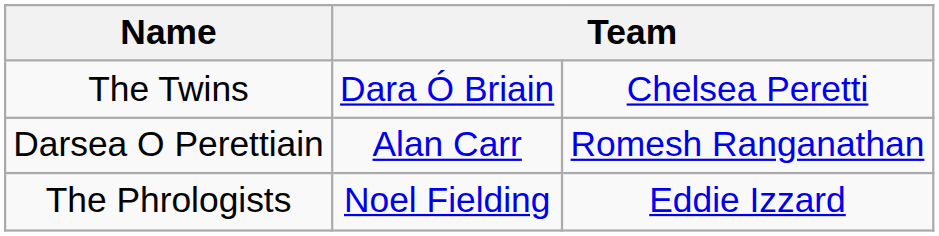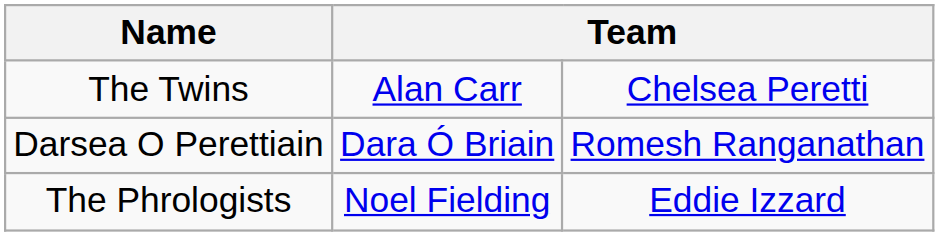(447, 88) Dara Ó Briain -> (447, 88) Alan Carr
(447, 144) Alan Carr -> (447, 144) Dara Ó Briain
